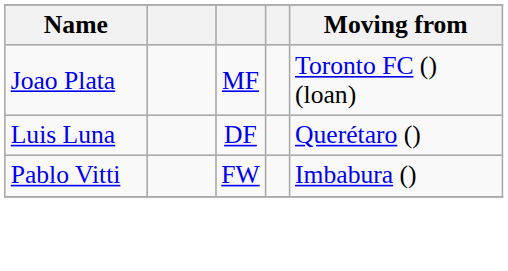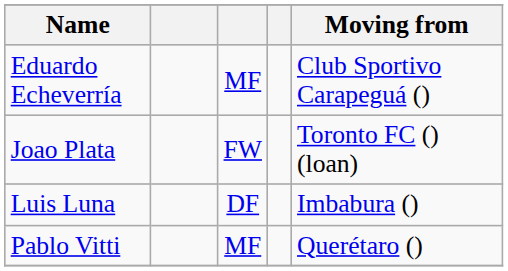+ row: (66, 79)
(240, 79) MF -> (243, 149) FW
(358, 134) Querétaro () -> (358, 204) Imbabura ()
(240, 175) FW -> (243, 244) MF
(356, 175) Imbabura () -> (360, 244) Querétaro ()
